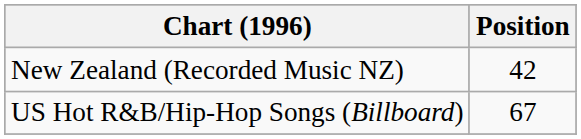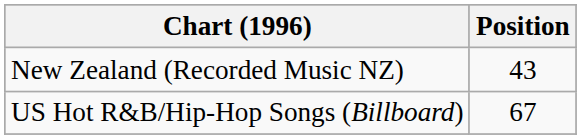(523, 69) 42 -> (523, 69) 43
